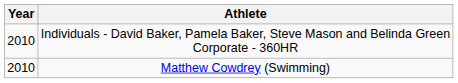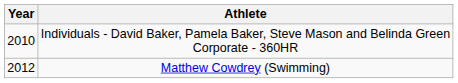(21, 68) 2010 -> (21, 68) 2012
